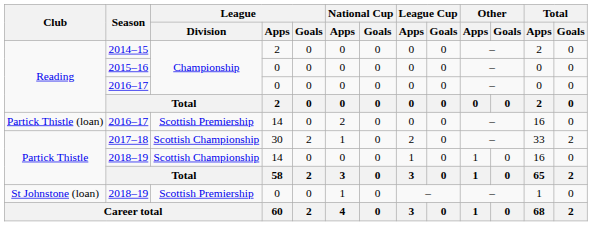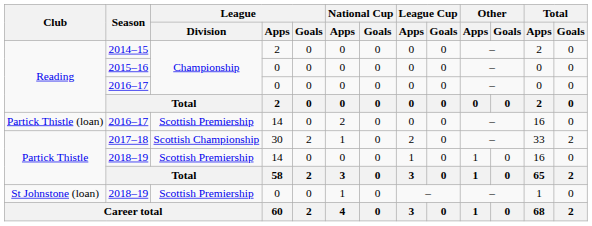(206, 157) Scottish Championship -> (206, 157) Scottish Premiership
